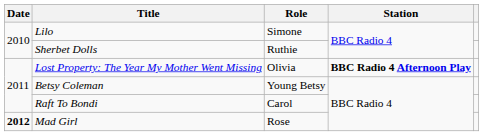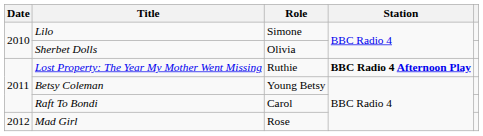(282, 49) Ruthie -> (281, 49) Olivia
(281, 67) Olivia -> (282, 67) Ruthie
(18, 121) bold -> (18, 121) normal
